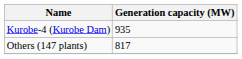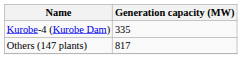(123, 29) 935 -> (123, 29) 335
